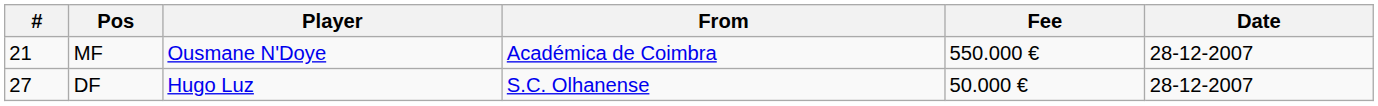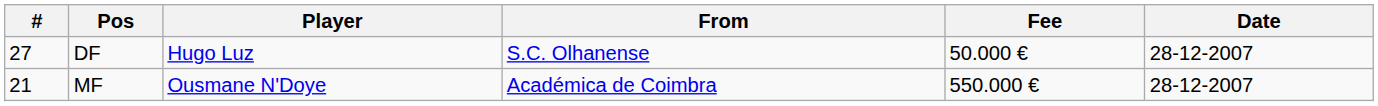rows swapped: (88, 53) <-> (87, 85)
